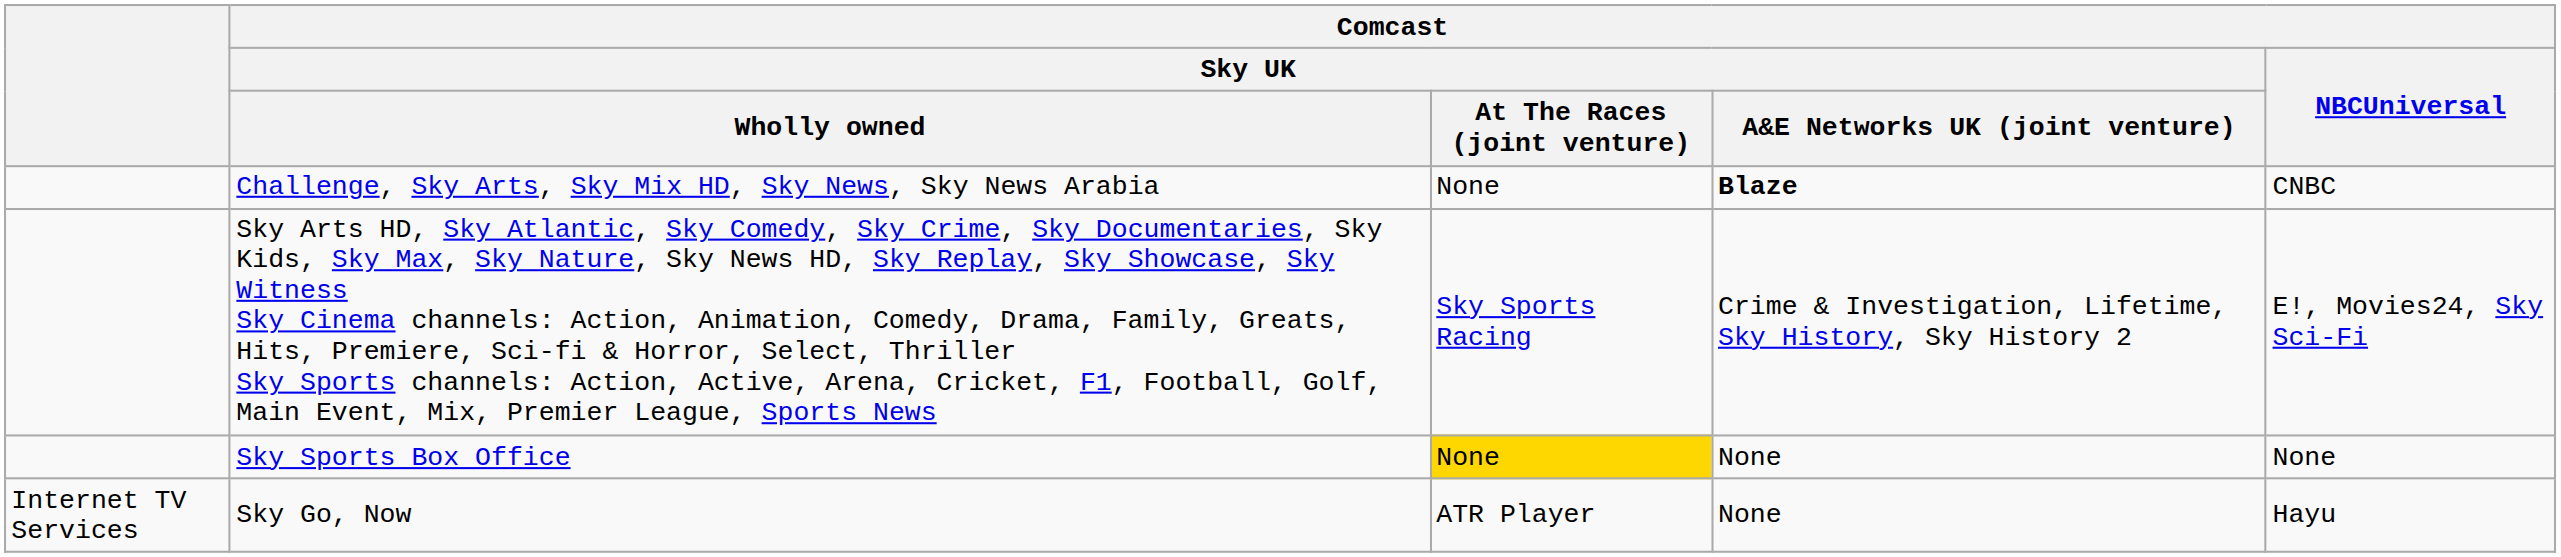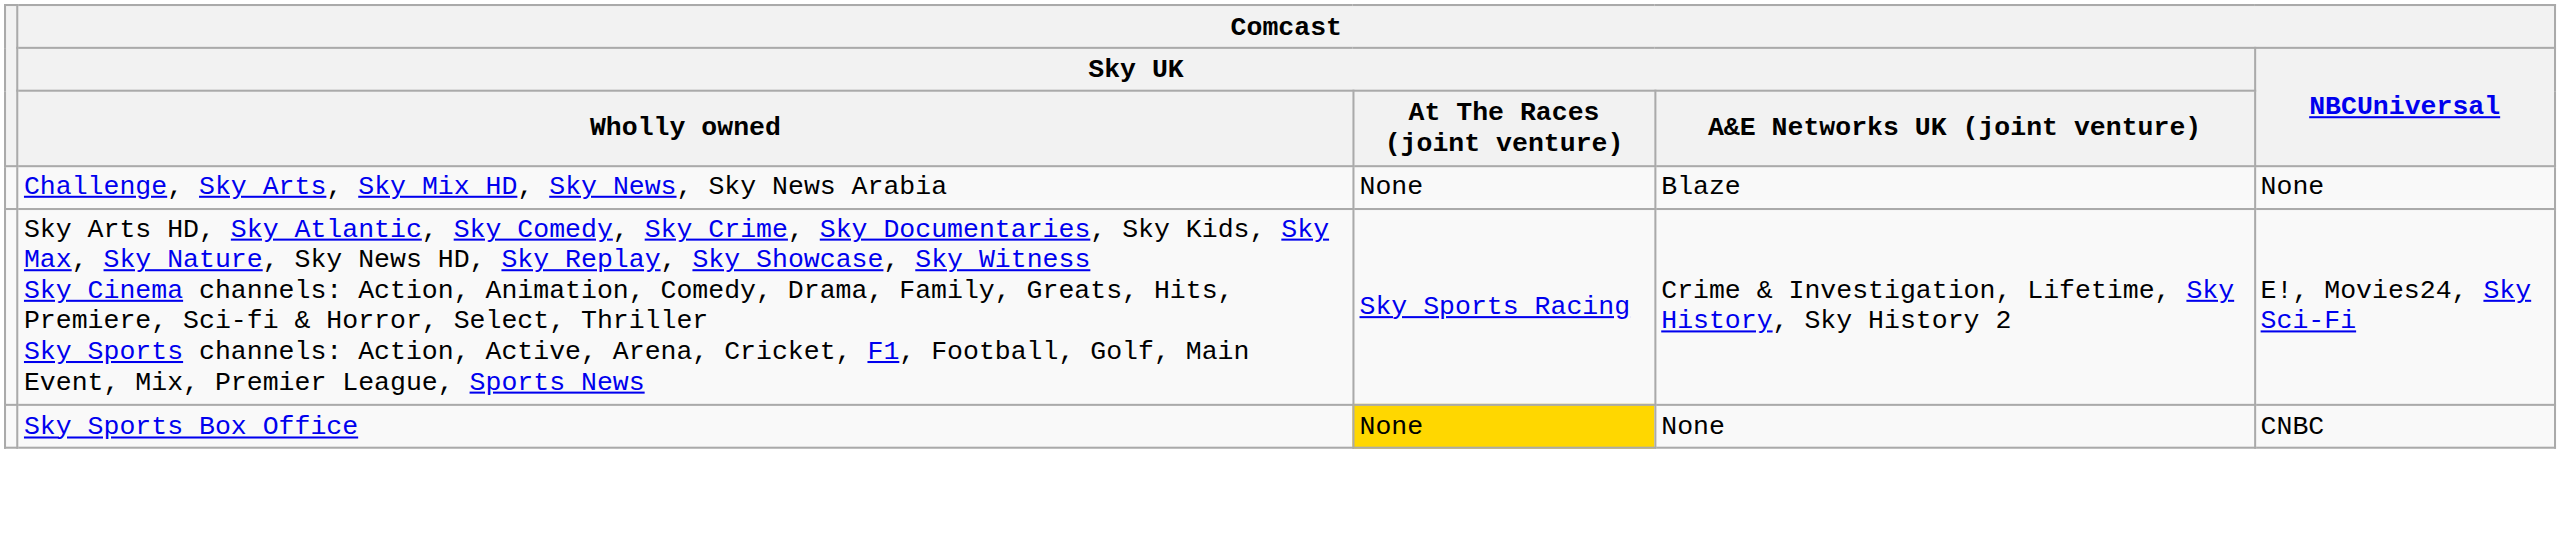(1758, 187) bold -> (1701, 187) normal
(2304, 187) CNBC -> (2292, 187) None
(2304, 457) None -> (2292, 426) CNBC
- row: (324, 515)
